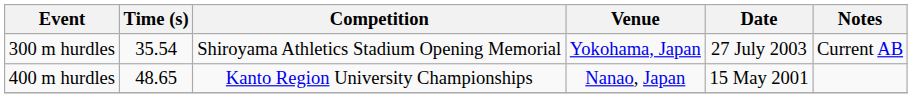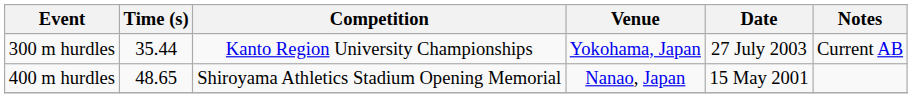(156, 48) 35.54 -> (156, 48) 35.44
(379, 48) Shiroyama Athletics Stadium Opening Memorial -> (379, 48) Kanto Region University Championships
(379, 78) Kanto Region University Championships -> (379, 78) Shiroyama Athletics Stadium Opening Memorial
